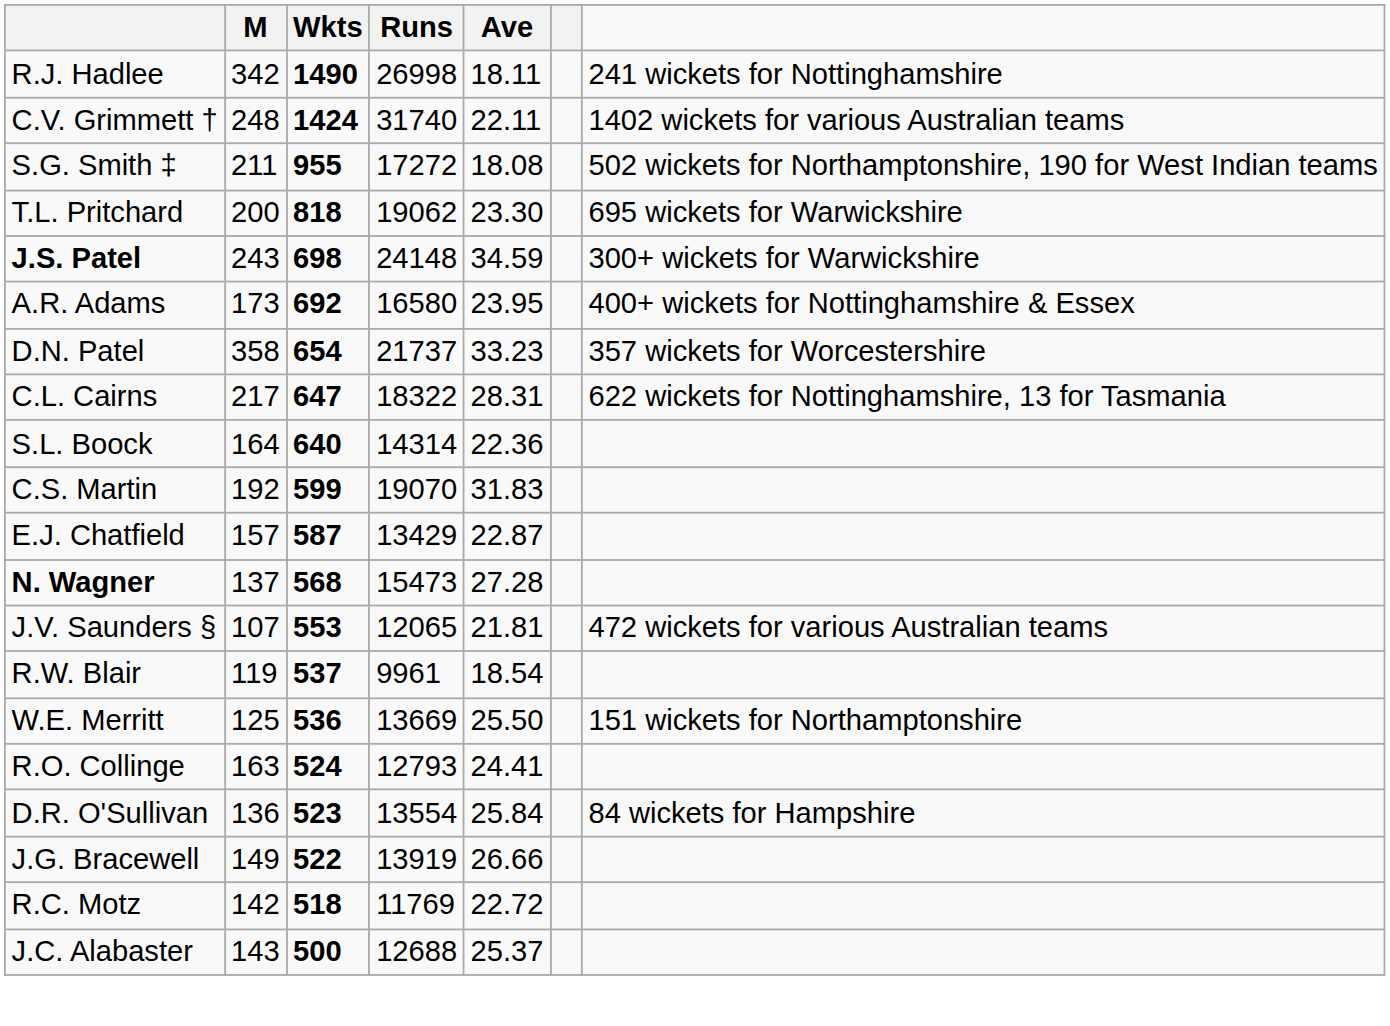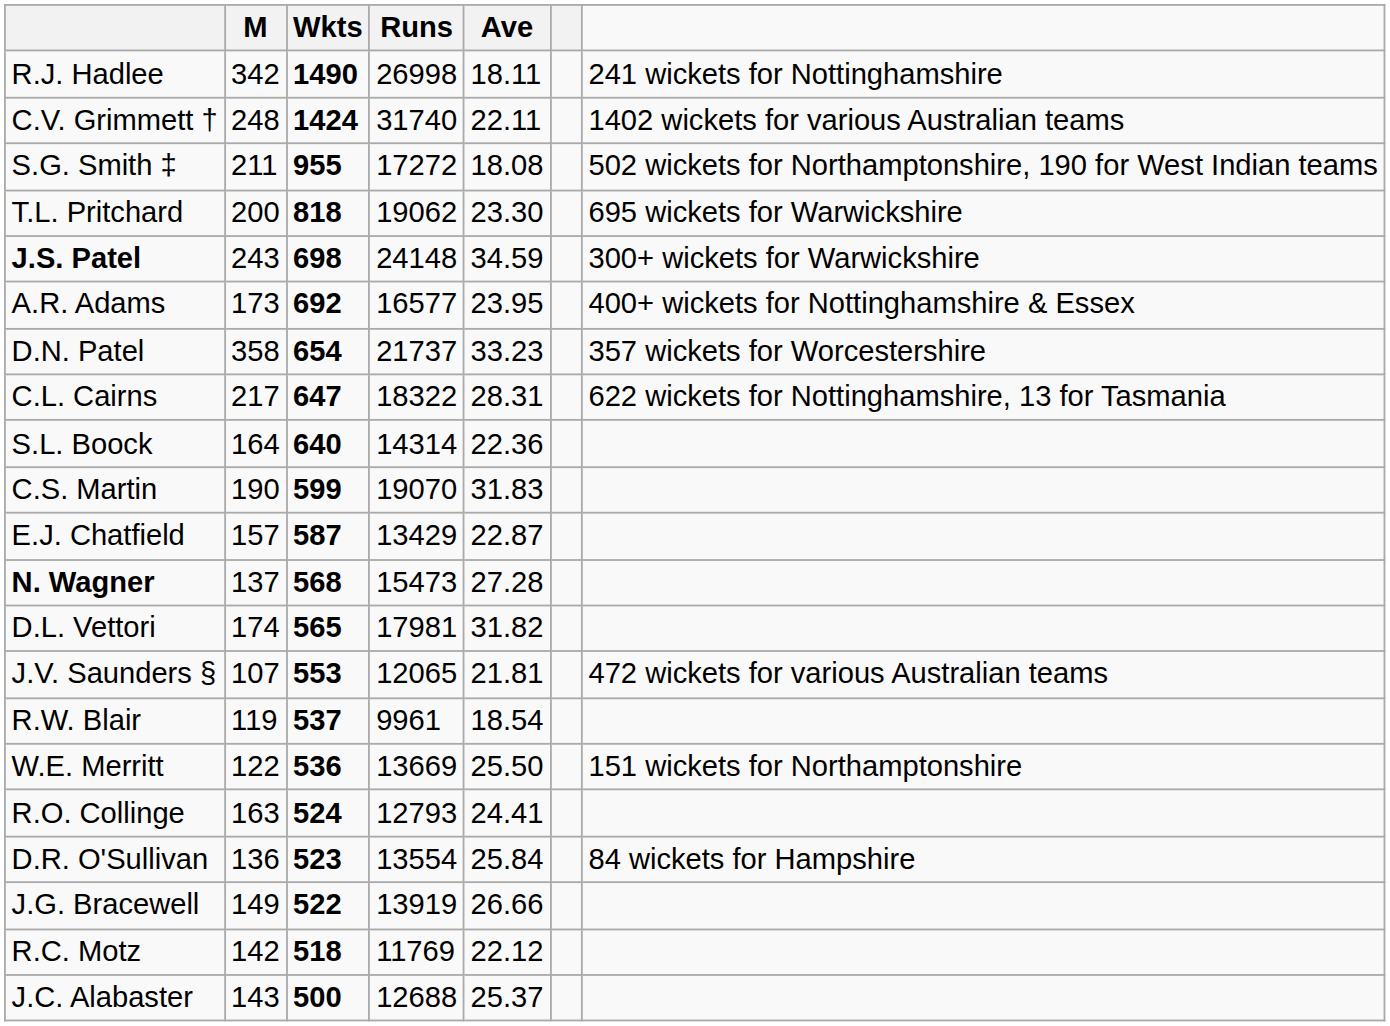(417, 304) 16580 -> (417, 304) 16577
(255, 489) 192 -> (255, 489) 190
+ row: (84, 627)
(255, 720) 125 -> (255, 766) 122
(507, 905) 22.72 -> (507, 951) 22.12
